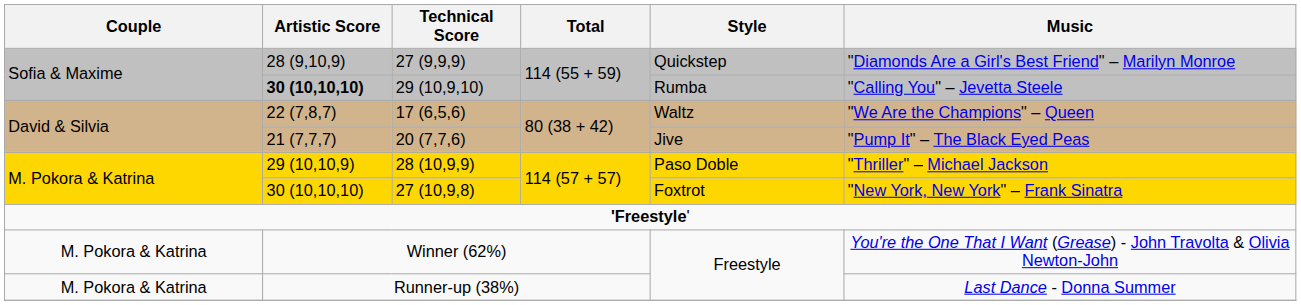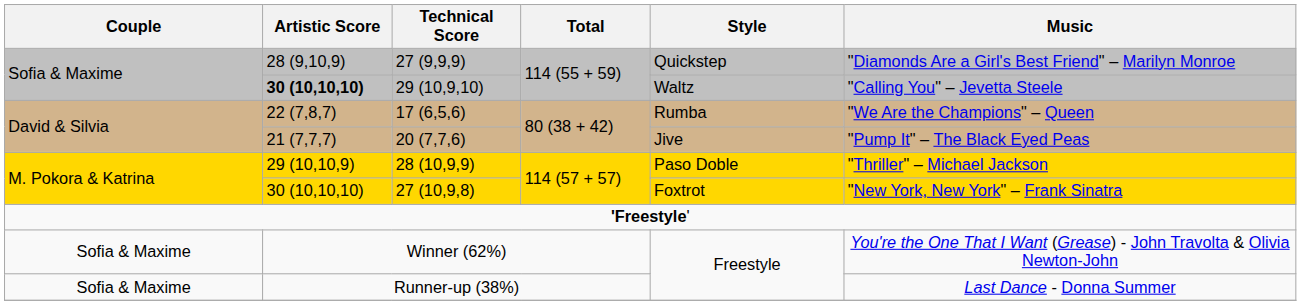(680, 87) Rumba -> (674, 87) Waltz
(674, 113) Waltz -> (680, 113) Rumba
(134, 252) M. Pokora & Katrina -> (134, 252) Sofia & Maxime
(134, 287) M. Pokora & Katrina -> (134, 287) Sofia & Maxime
